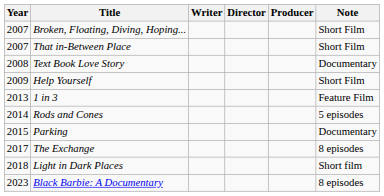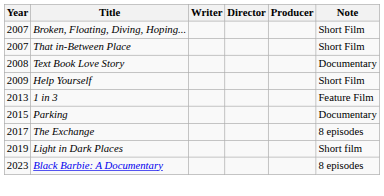- row: (68, 115)
(18, 166) 2018 -> (18, 149) 2019
